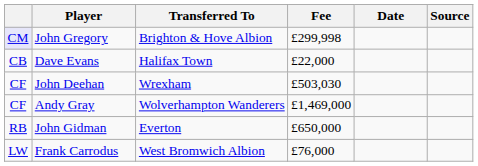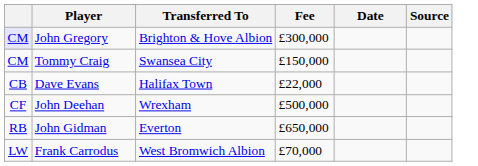(316, 38) £299,998 -> (304, 38) £300,000
+ row: (72, 60)
(316, 83) £503,030 -> (304, 105) £500,000
- row: (65, 105)
(313, 150) £76,000 -> (300, 150) £70,000
